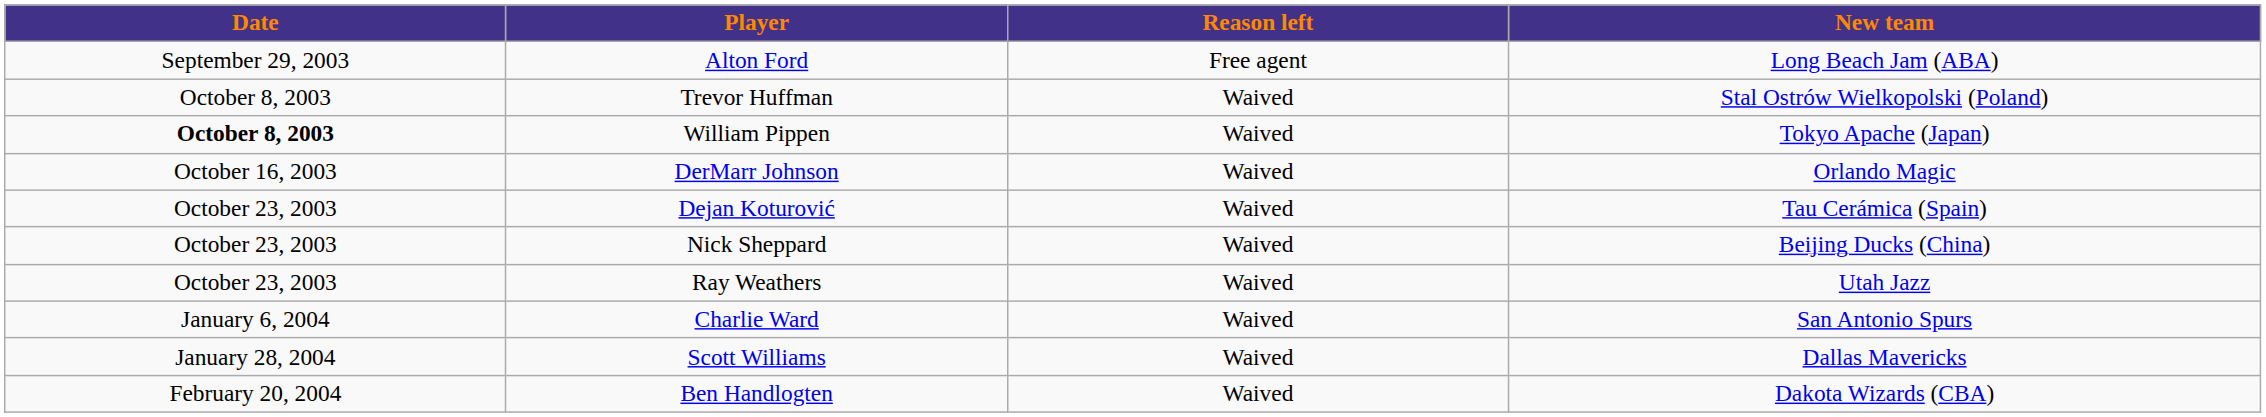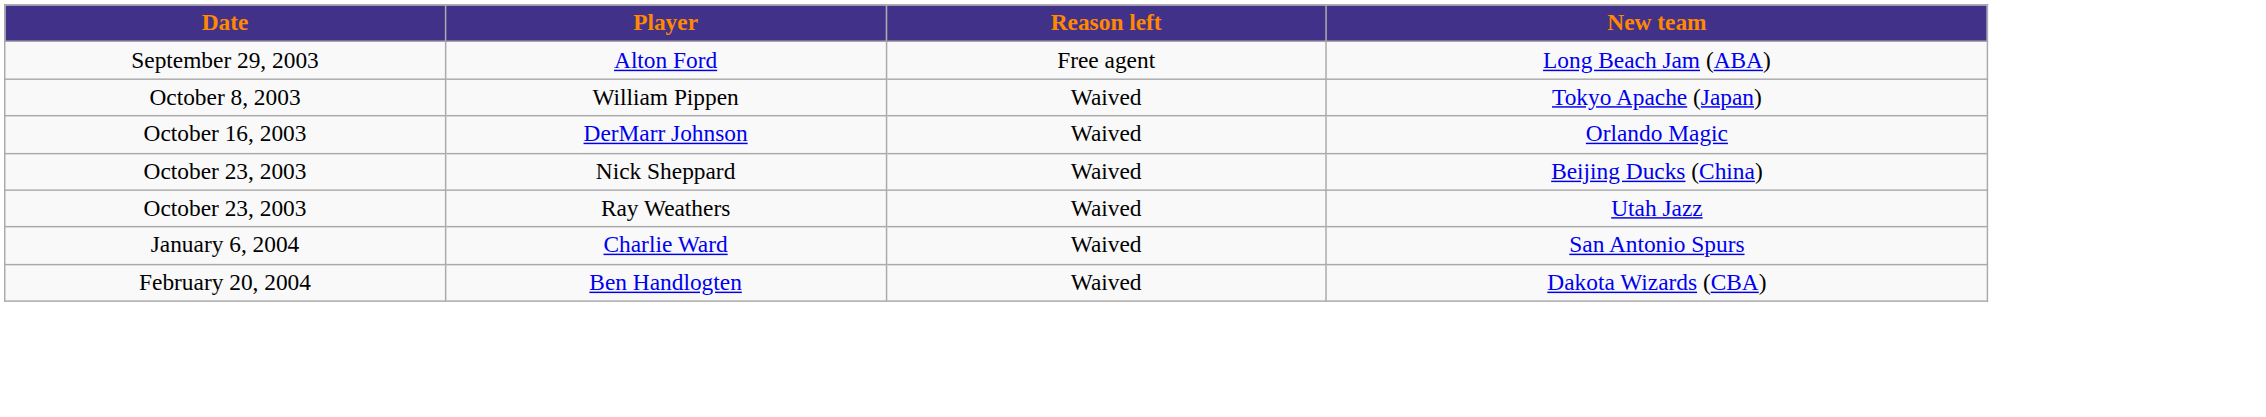- row: (757, 97)
(255, 134) bold -> (225, 97) normal
- row: (757, 208)
- row: (757, 356)
